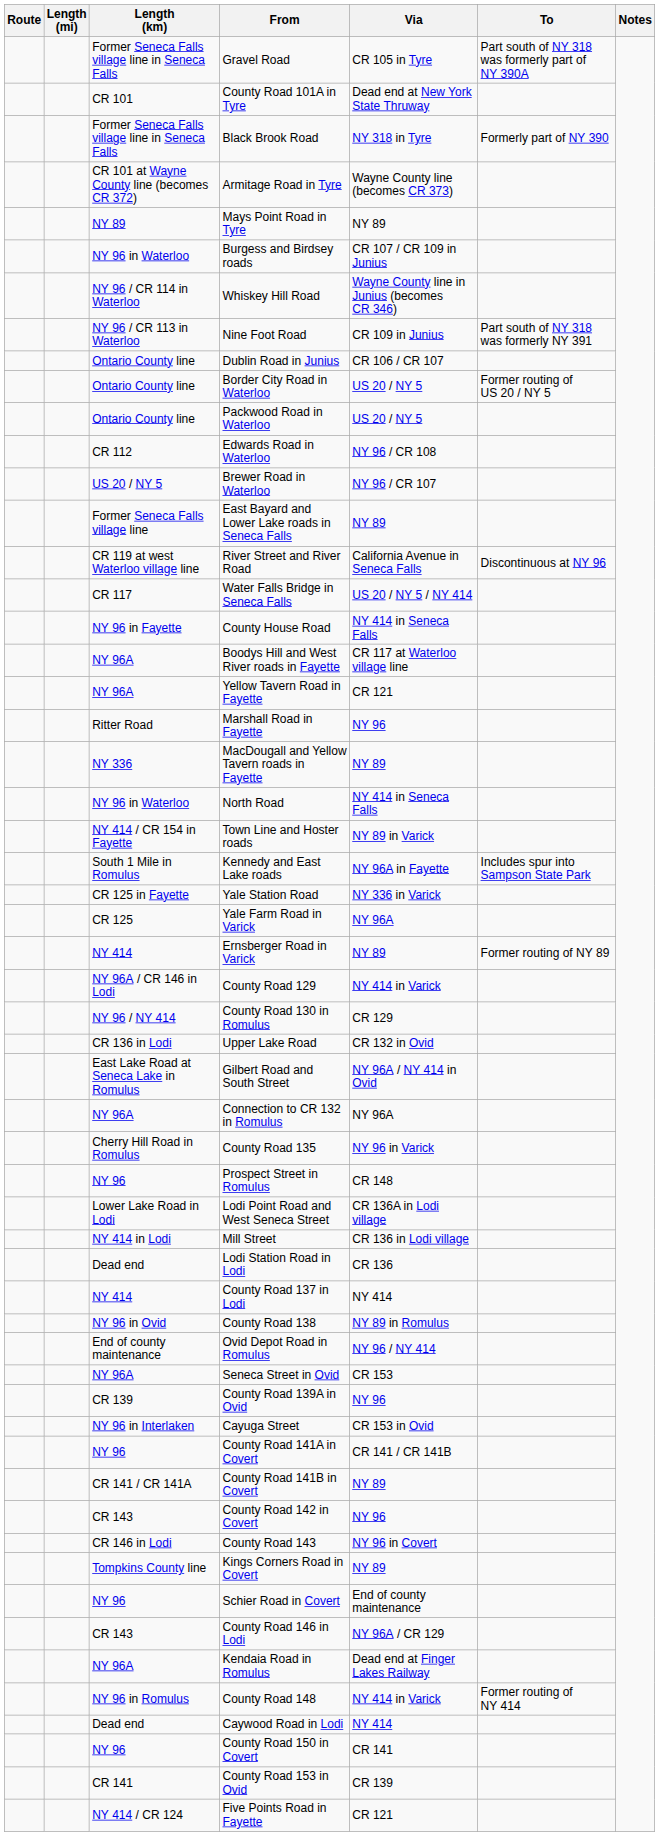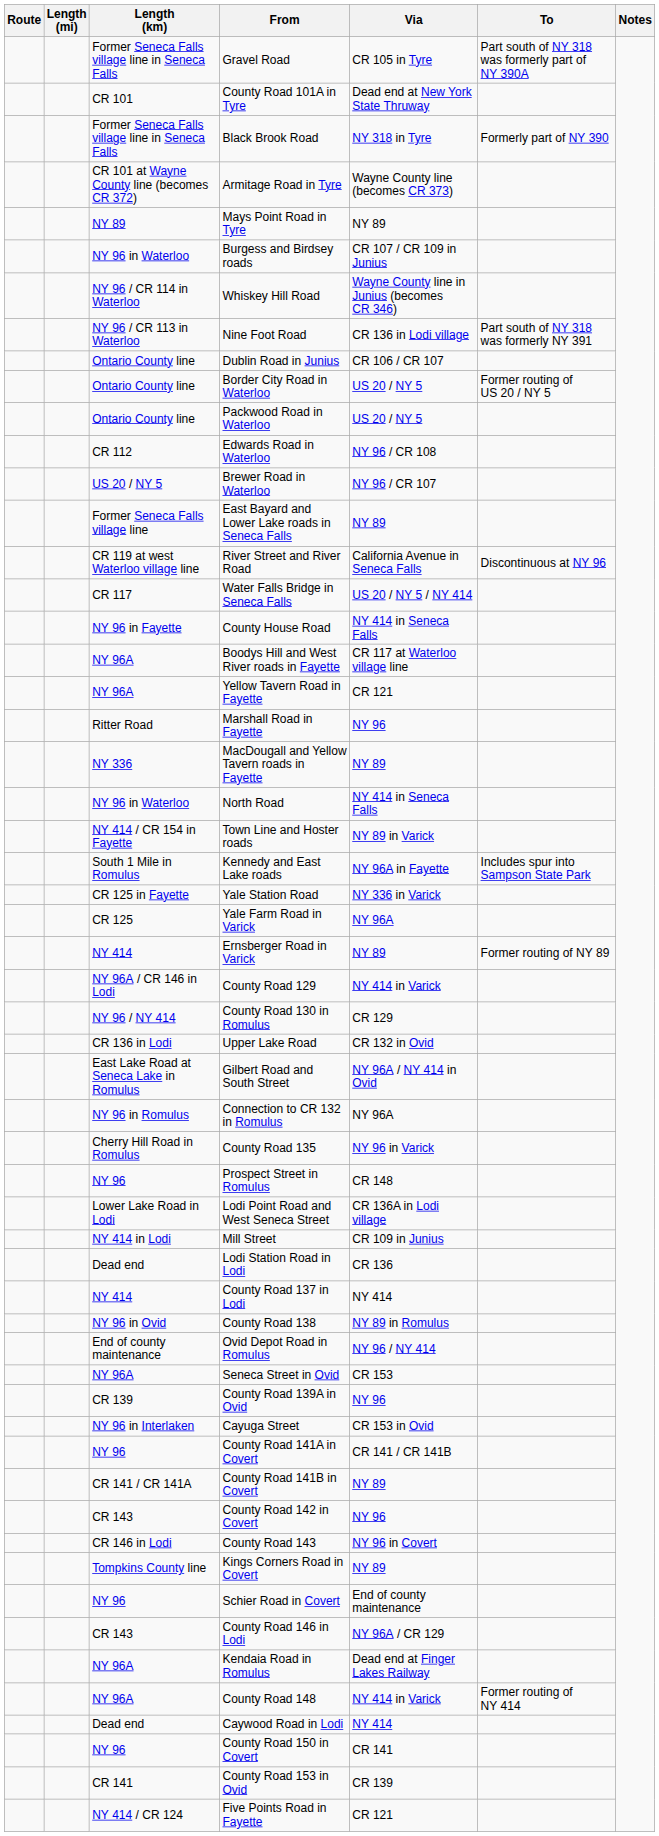(398, 335) CR 109 in Junius -> (411, 335) CR 136 in Lodi village
(113, 1115) NY 96A -> (141, 1115) NY 96 in Romulus
(411, 1239) CR 136 in Lodi village -> (398, 1239) CR 109 in Junius
(141, 1698) NY 96 in Romulus -> (113, 1698) NY 96A
